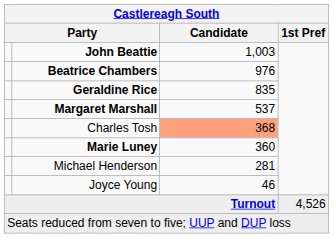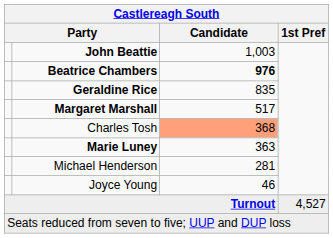(265, 71) normal -> (265, 71) bold
(265, 109) 537 -> (265, 109) 517
(265, 147) 360 -> (265, 147) 363
(311, 204) 4,526 -> (311, 204) 4,527
